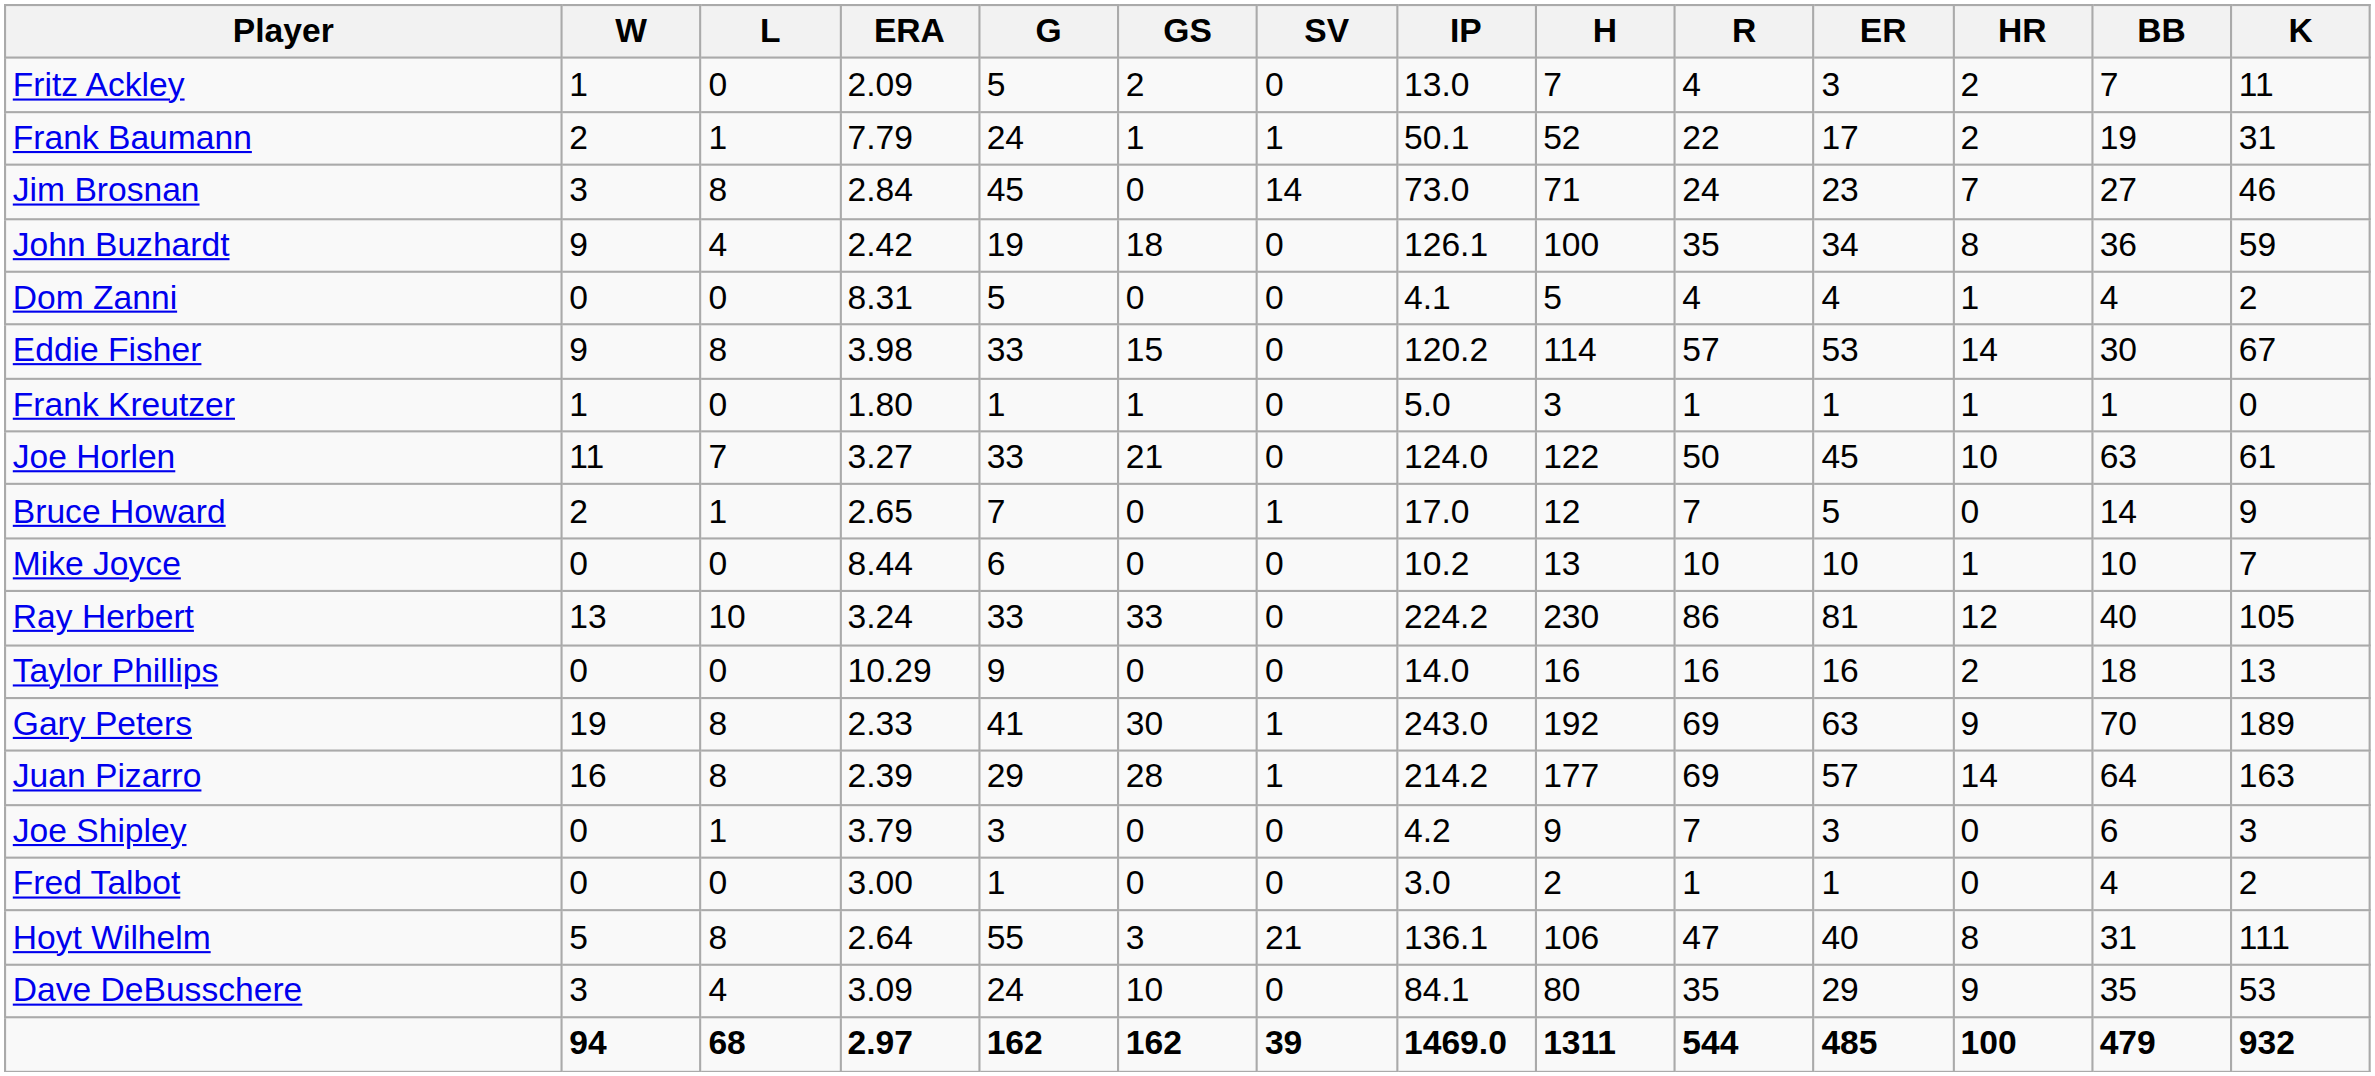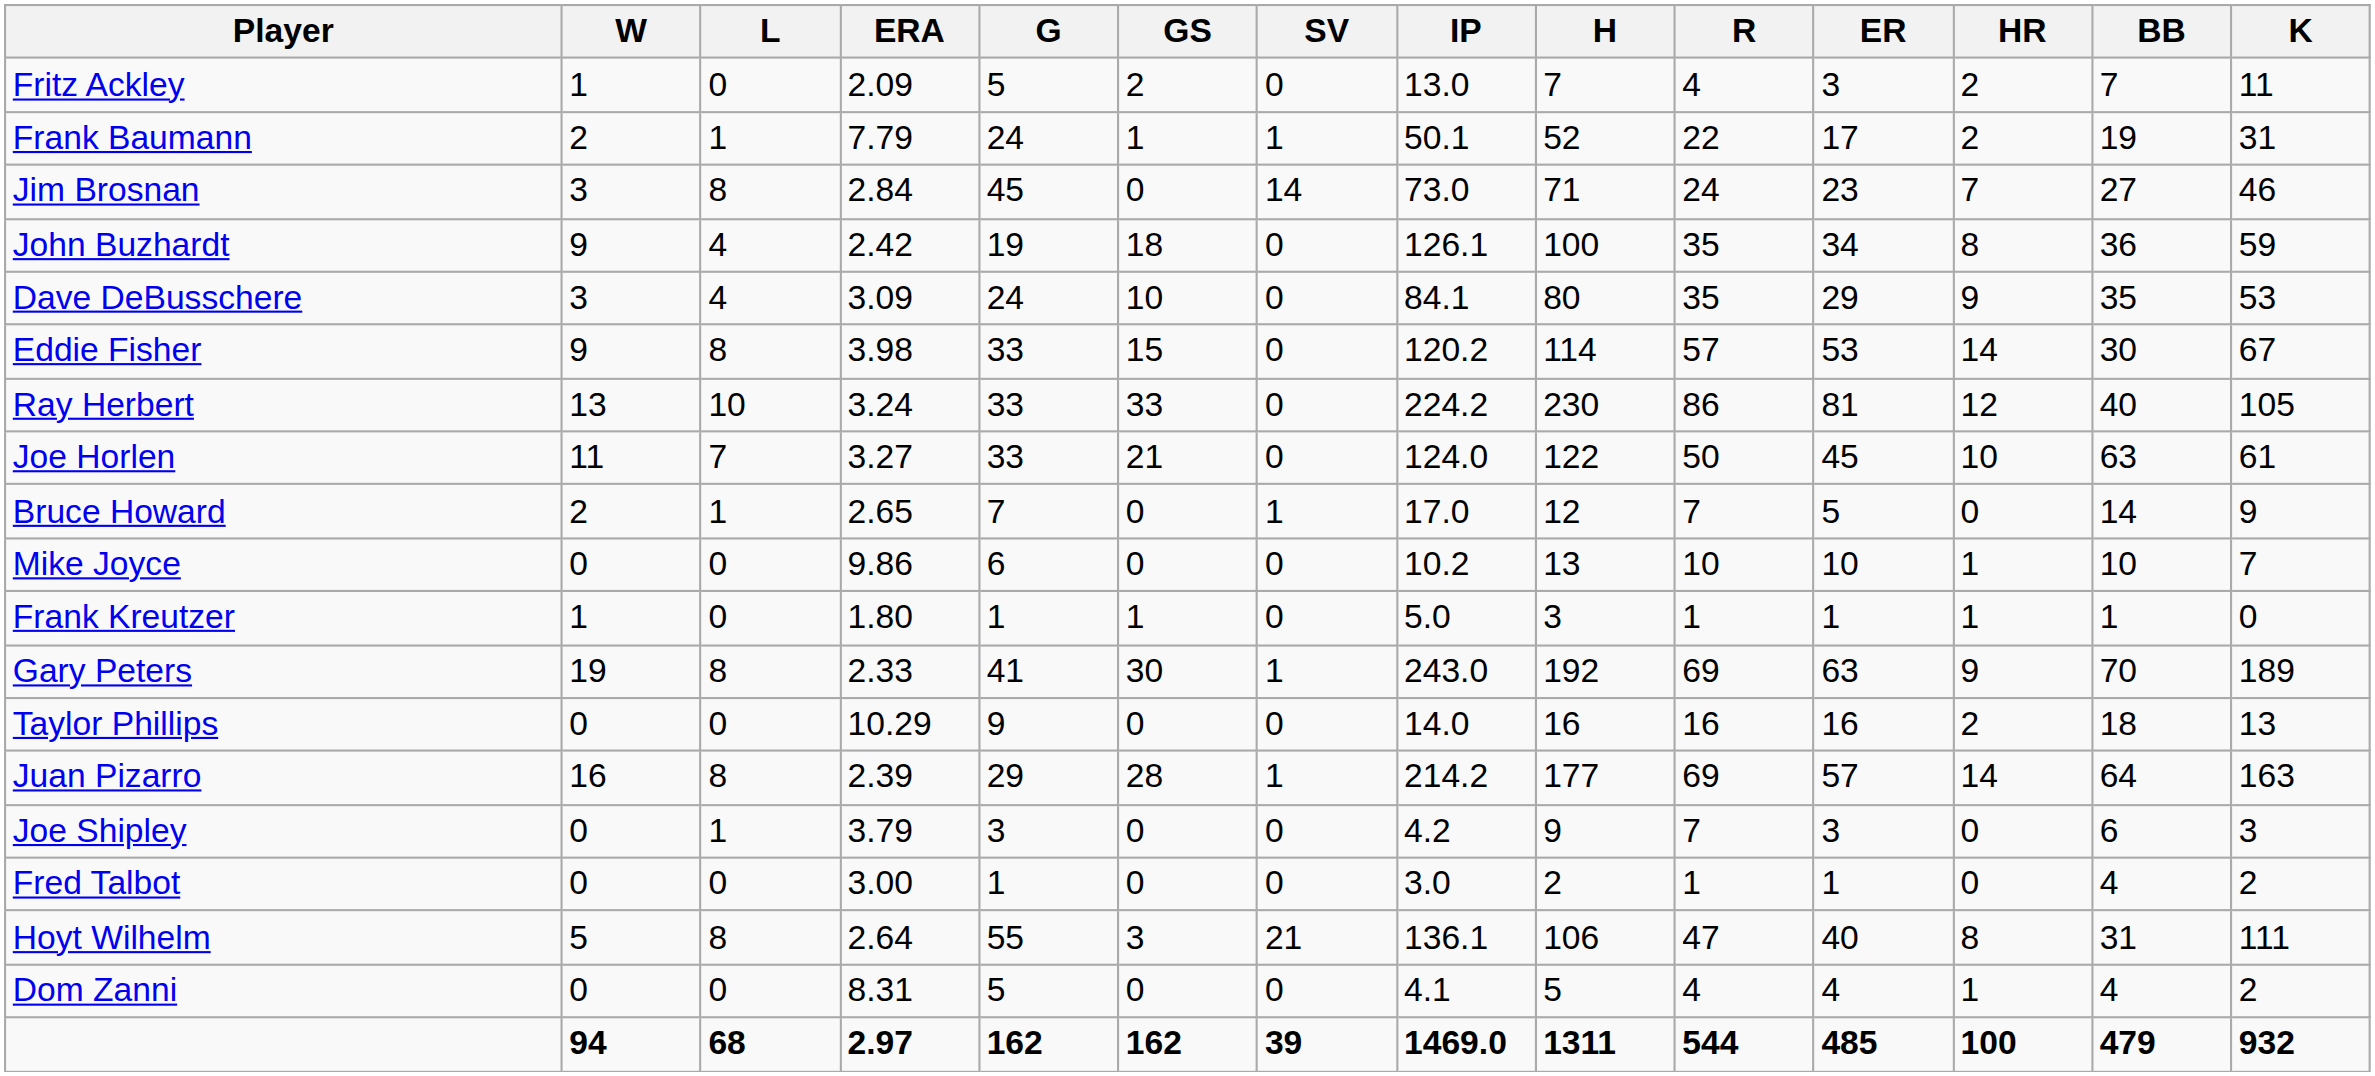rows swapped: (158, 990) <-> (95, 297)
rows swapped: (103, 617) <-> (124, 404)
(880, 564) 8.44 -> (880, 564) 9.86
rows swapped: (102, 723) <-> (115, 670)
